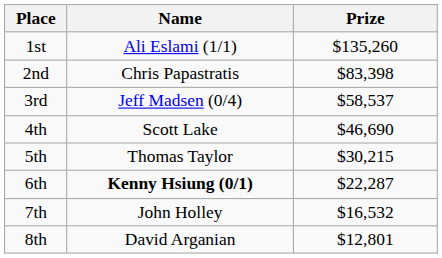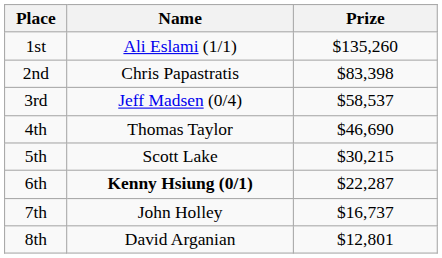(180, 128) Scott Lake -> (180, 128) Thomas Taylor
(180, 156) Thomas Taylor -> (180, 156) Scott Lake
(365, 211) $16,532 -> (365, 211) $16,737
